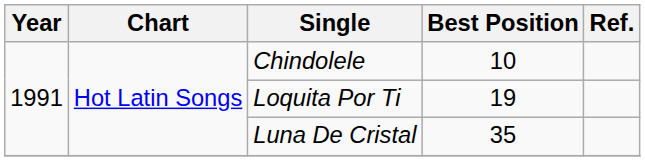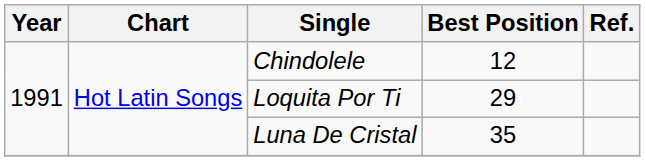(503, 60) 10 -> (503, 60) 12
(503, 98) 19 -> (503, 98) 29
